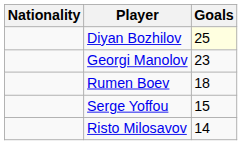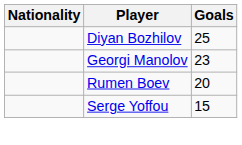(202, 38) lightyellow background -> (202, 38) no background
(202, 83) 18 -> (202, 83) 20
- row: (137, 128)
